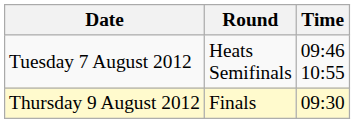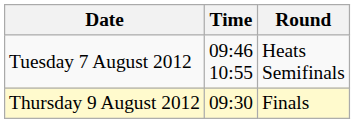columns swapped: (323, 19) <-> (250, 19)
